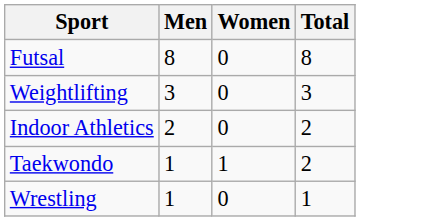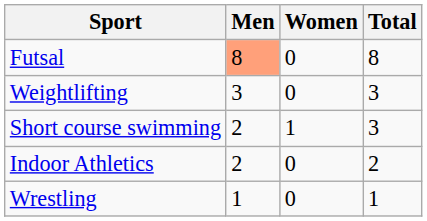(170, 57) no background -> (237, 57) lightsalmon background
+ row: (115, 127)
- row: (62, 163)
